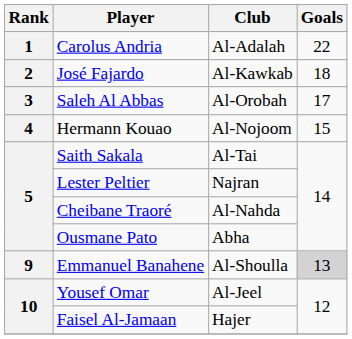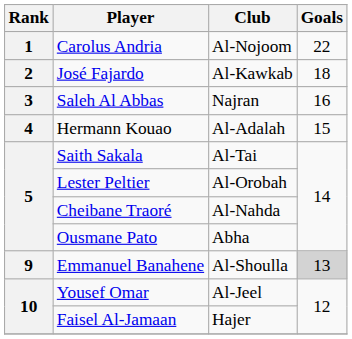(249, 45) Al-Adalah -> (252, 45) Al-Nojoom
(250, 100) Al-Orobah -> (236, 100) Najran
(322, 100) 17 -> (322, 100) 16
(252, 127) Al-Nojoom -> (249, 127) Al-Adalah
(236, 182) Najran -> (250, 182) Al-Orobah
